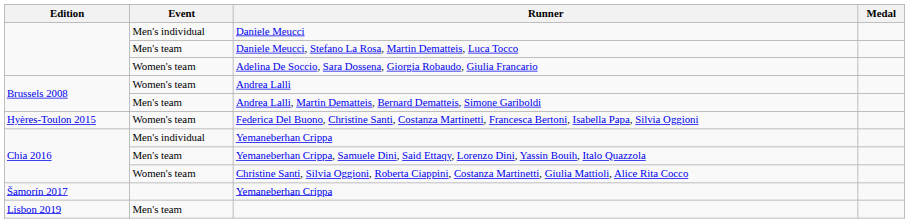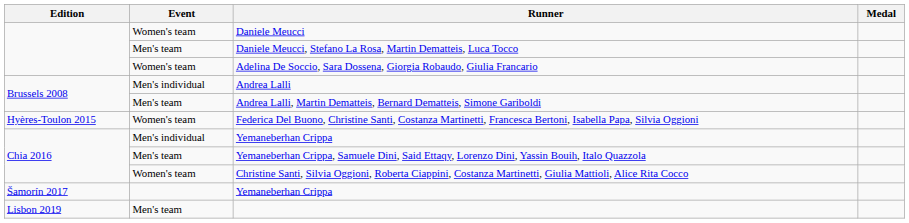(169, 31) Men's individual -> (164, 31) Women's team
(164, 85) Women's team -> (169, 85) Men's individual
